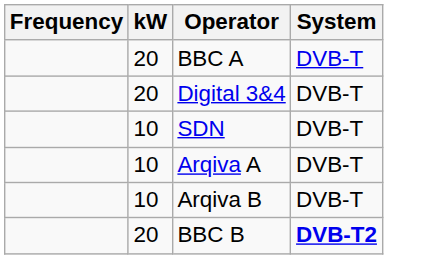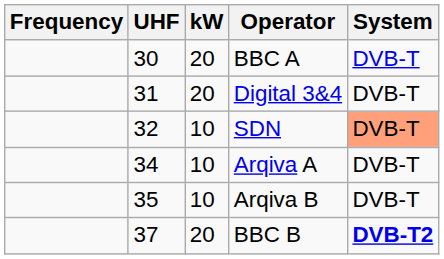+ column: (157, 22)
(330, 128) no background -> (386, 128) lightsalmon background
